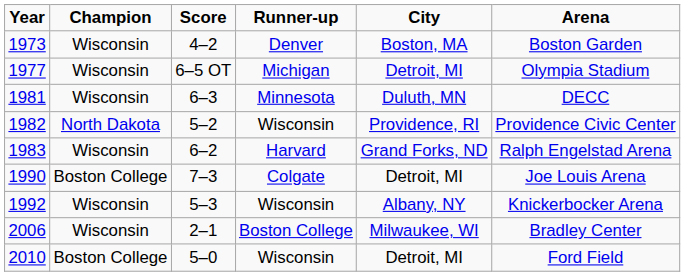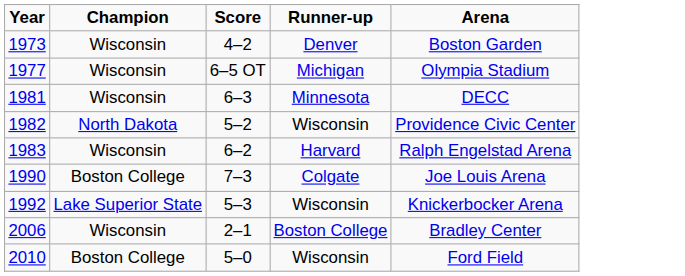- column: (424, 17)
(110, 204) Wisconsin -> (128, 204) Lake Superior State
